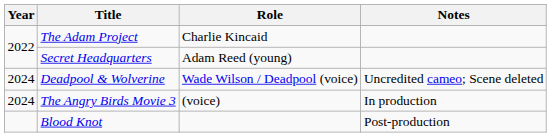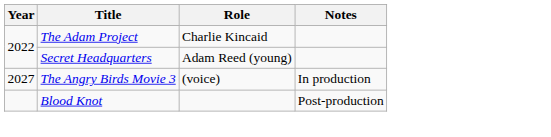- row: (103, 79)
(21, 100) 2024 -> (21, 79) 2027
